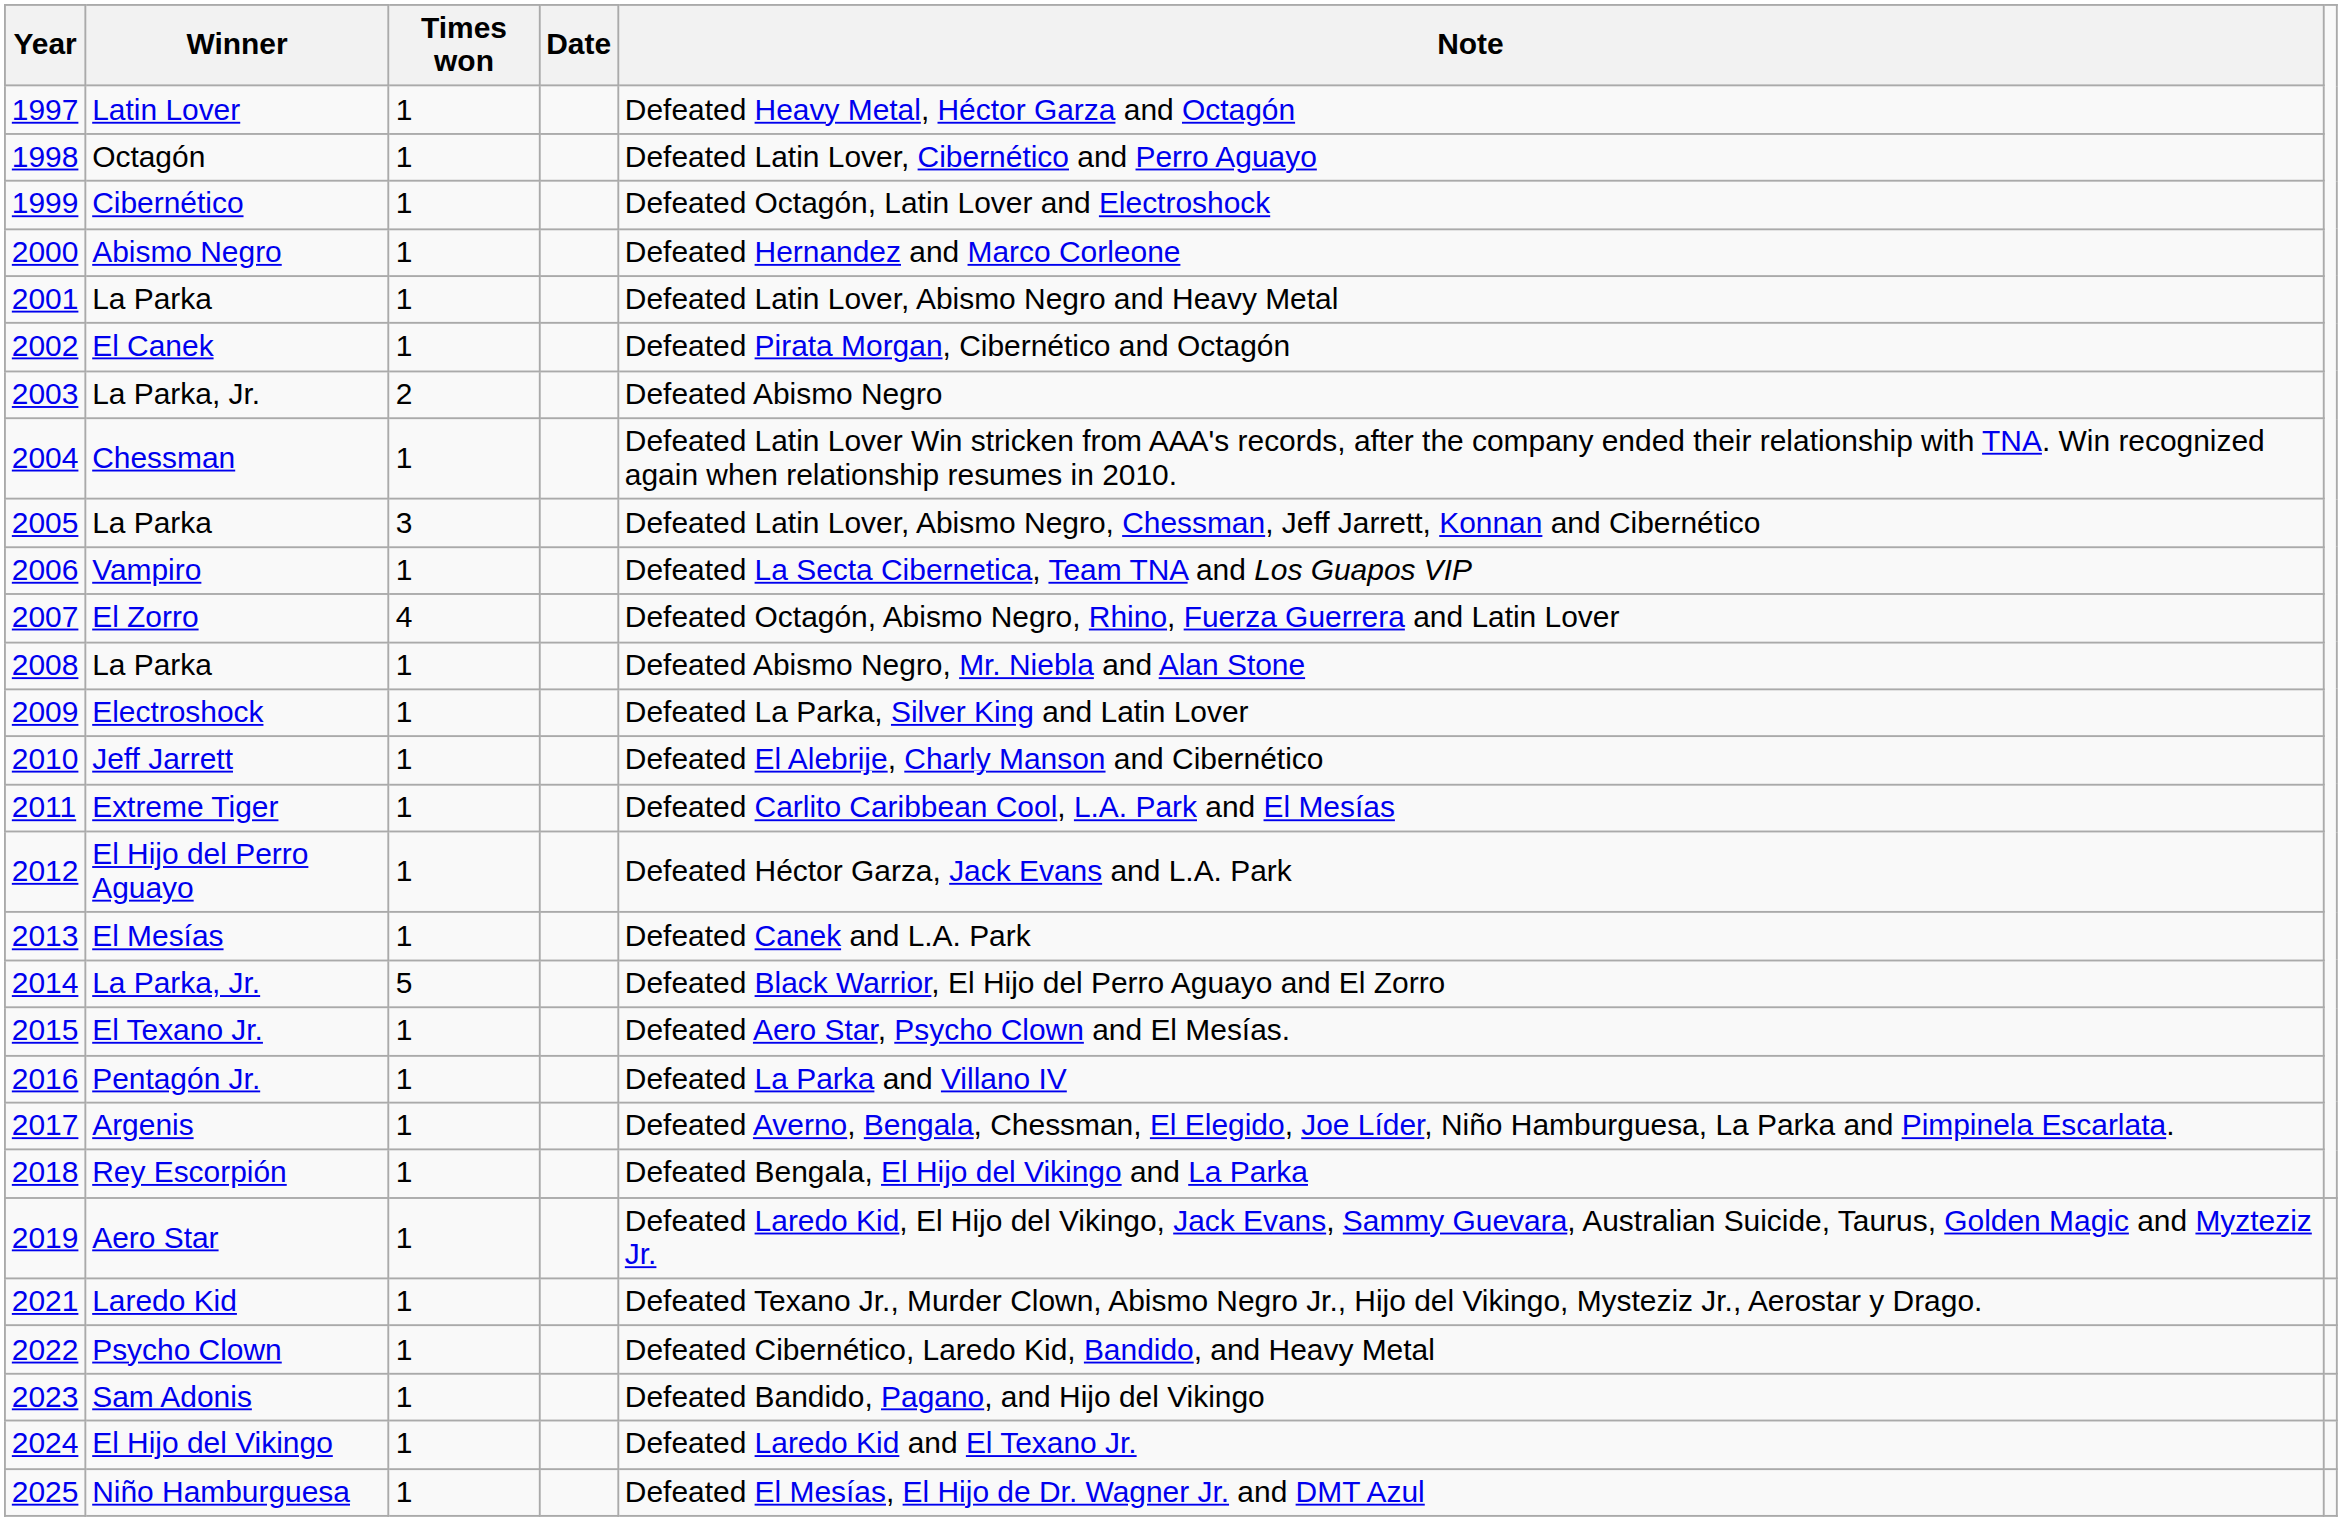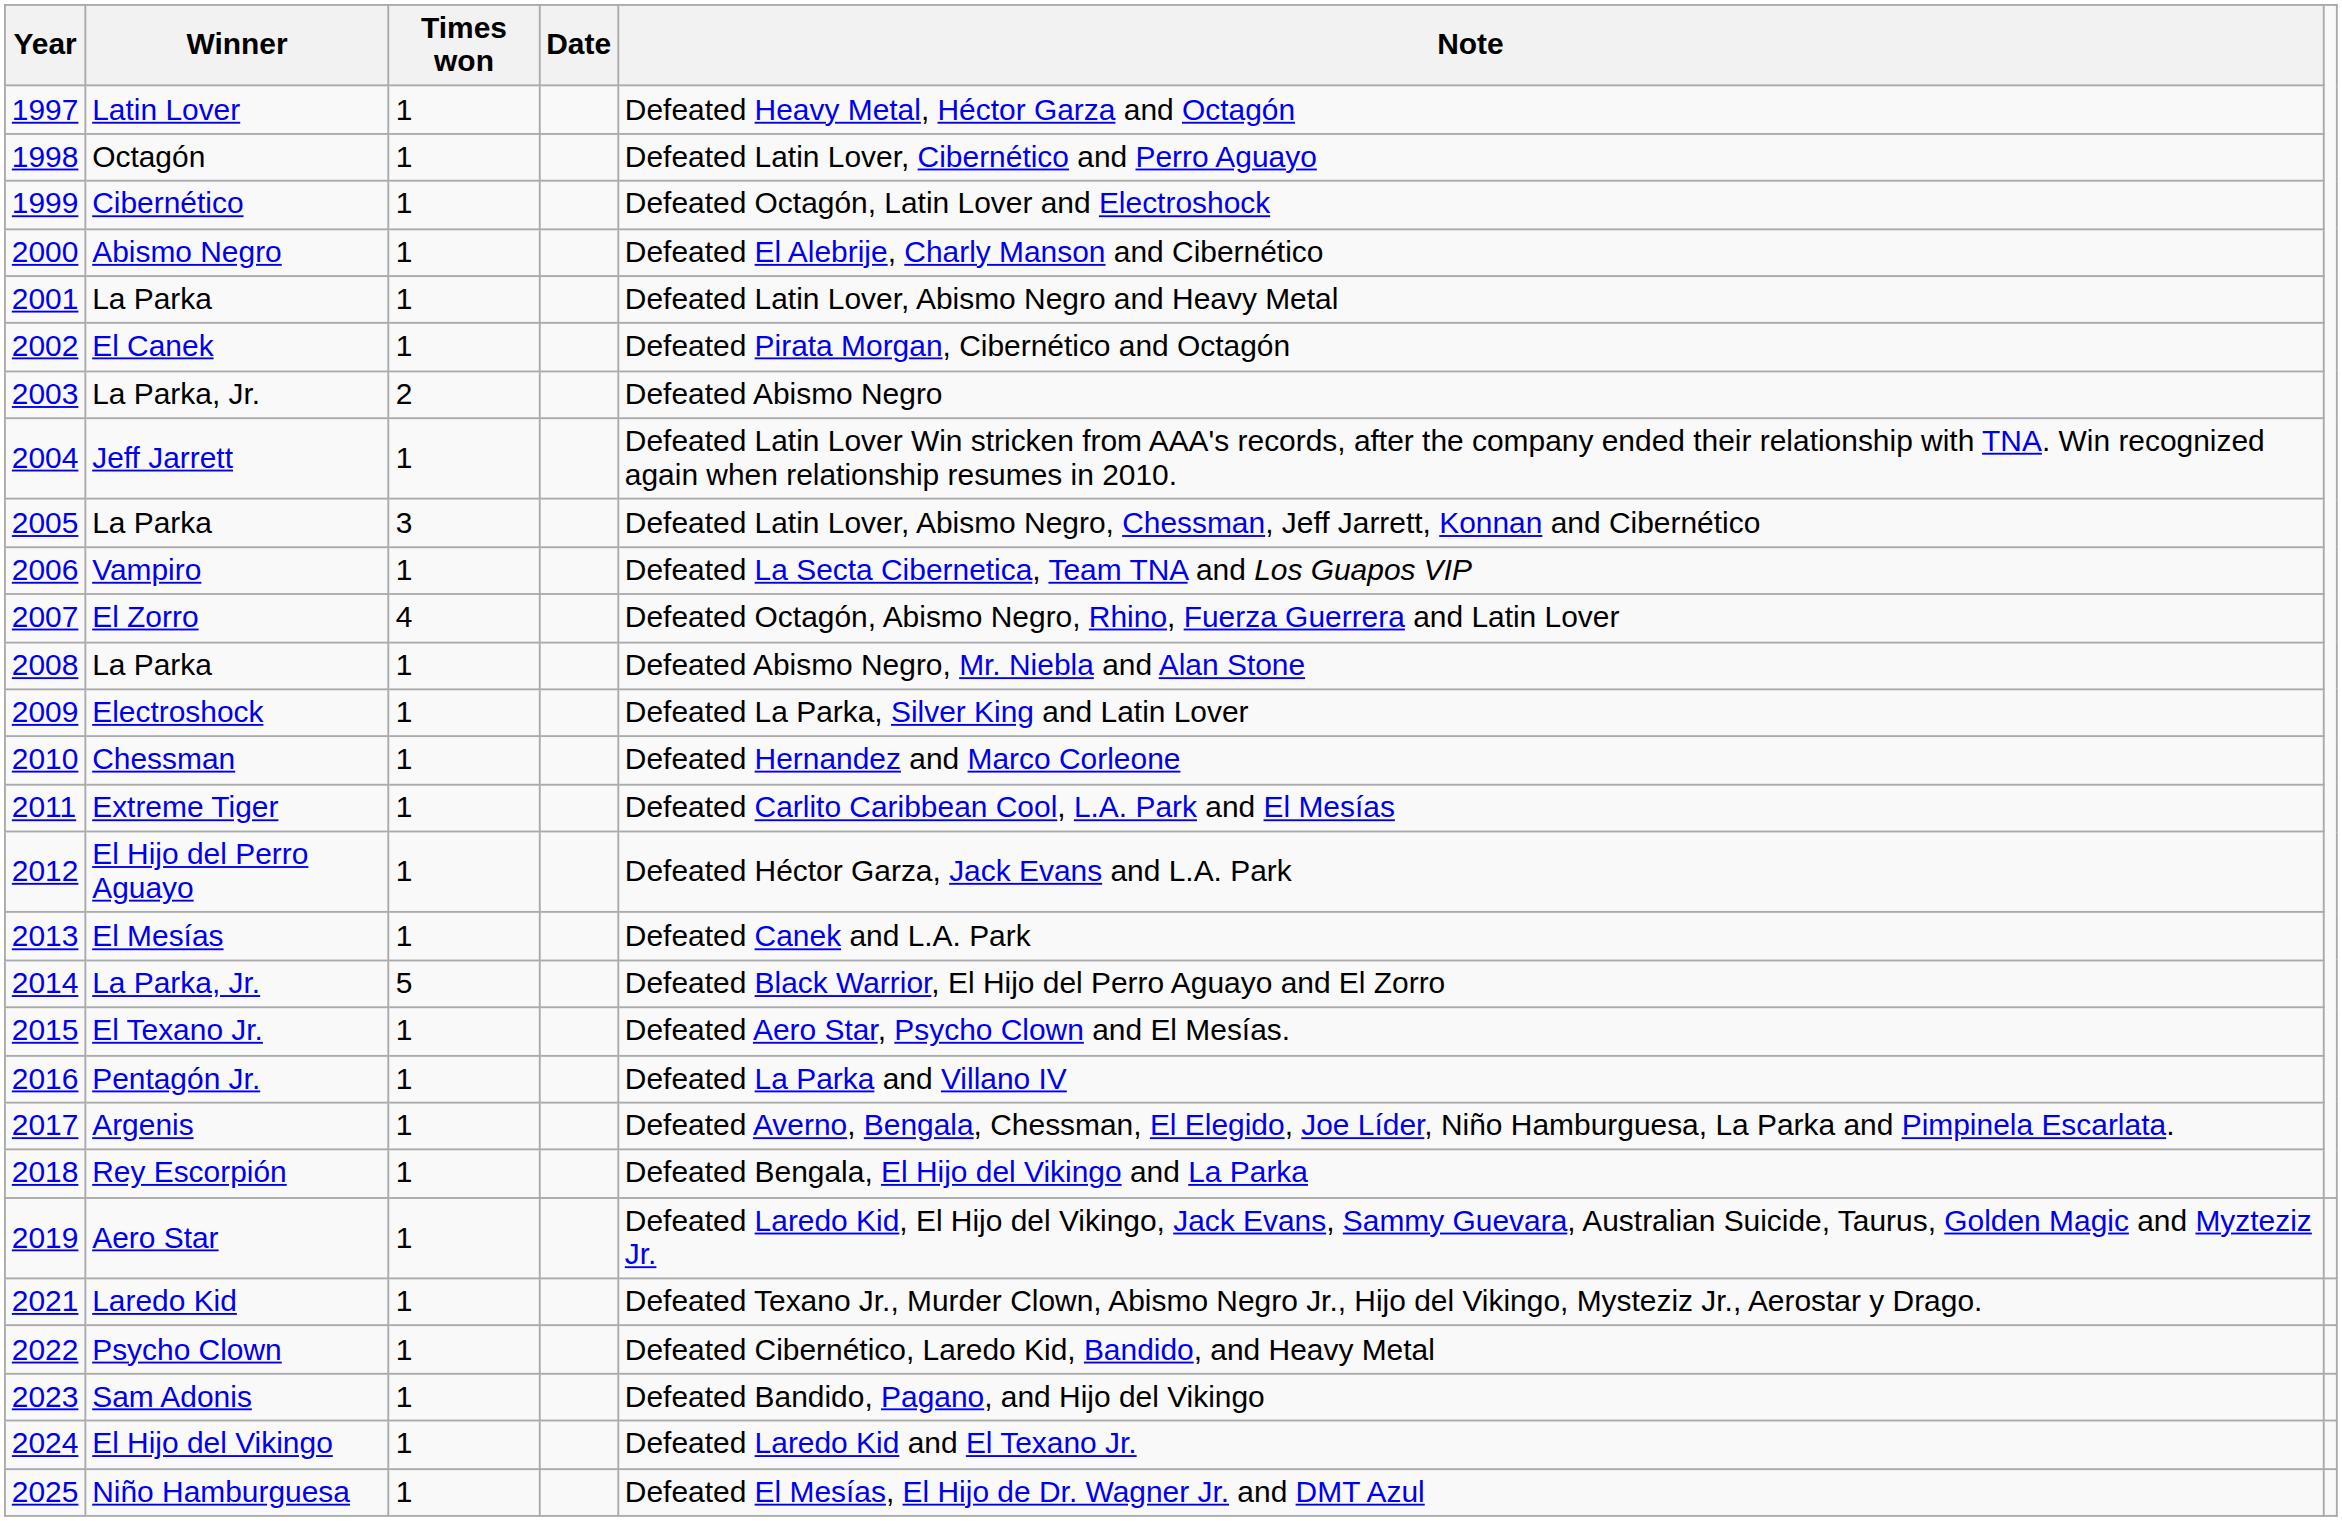(903, 251) Defeated Hernandez and Marco Corleone -> (974, 251) Defeated El Alebrije, Charly Manson and Cibernético
(164, 458) Chessman -> (163, 458) Jeff Jarrett
(163, 759) Jeff Jarrett -> (164, 759) Chessman
(974, 759) Defeated El Alebrije, Charly Manson and Cibernético -> (903, 759) Defeated Hernandez and Marco Corleone
